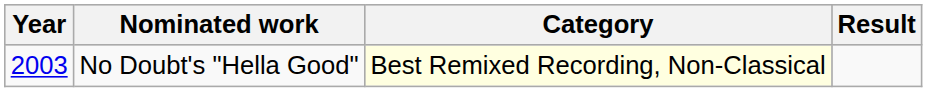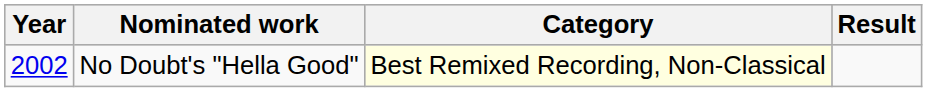(39, 65) 2003 -> (39, 65) 2002
